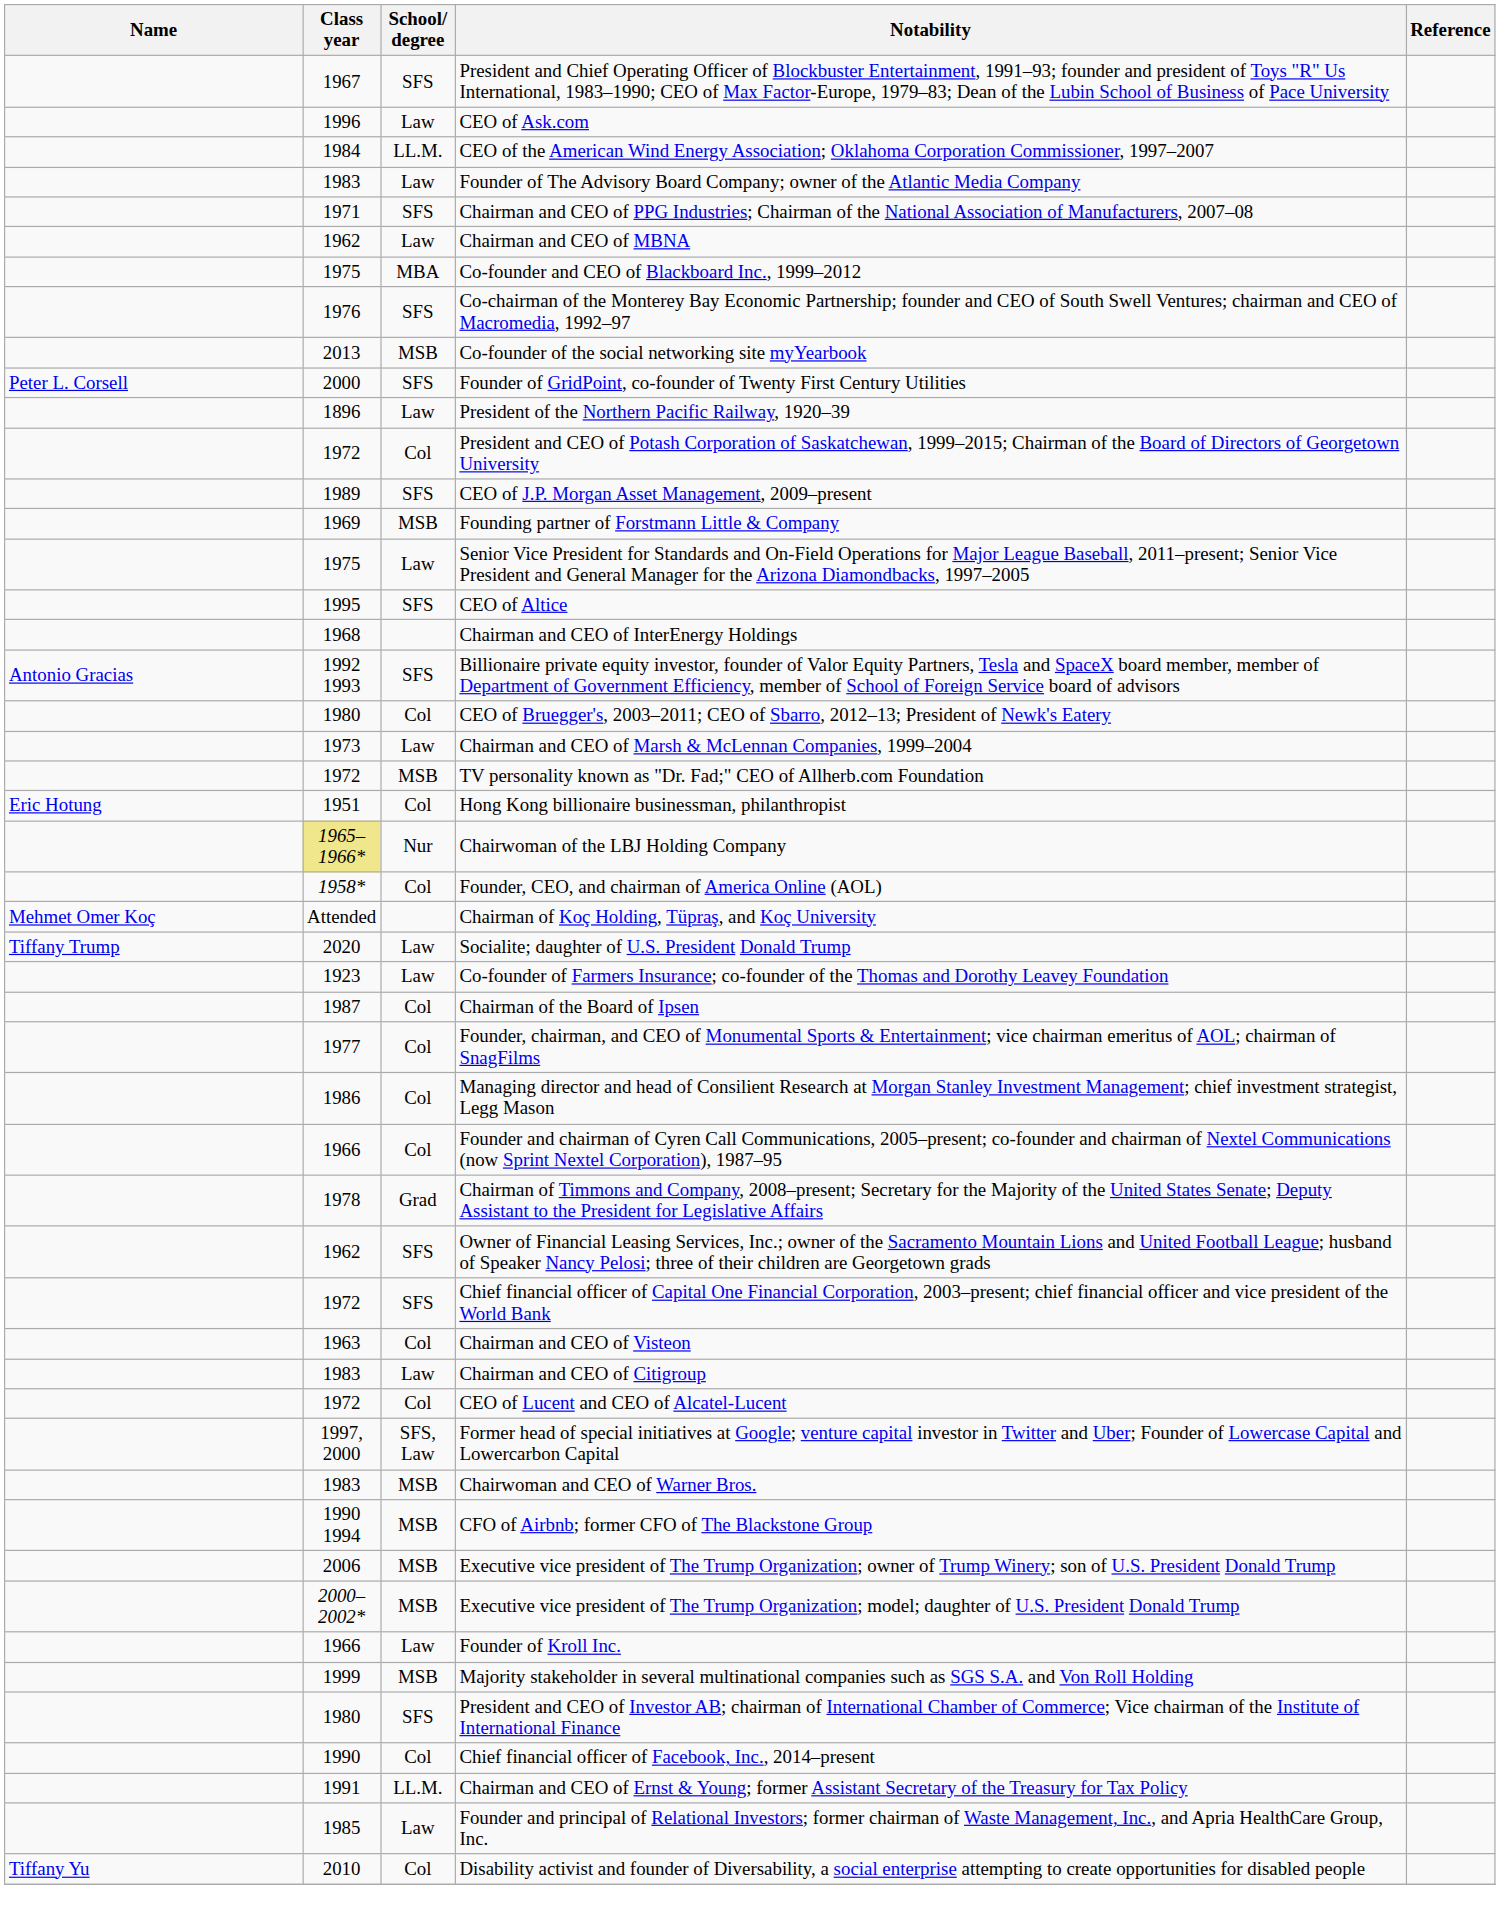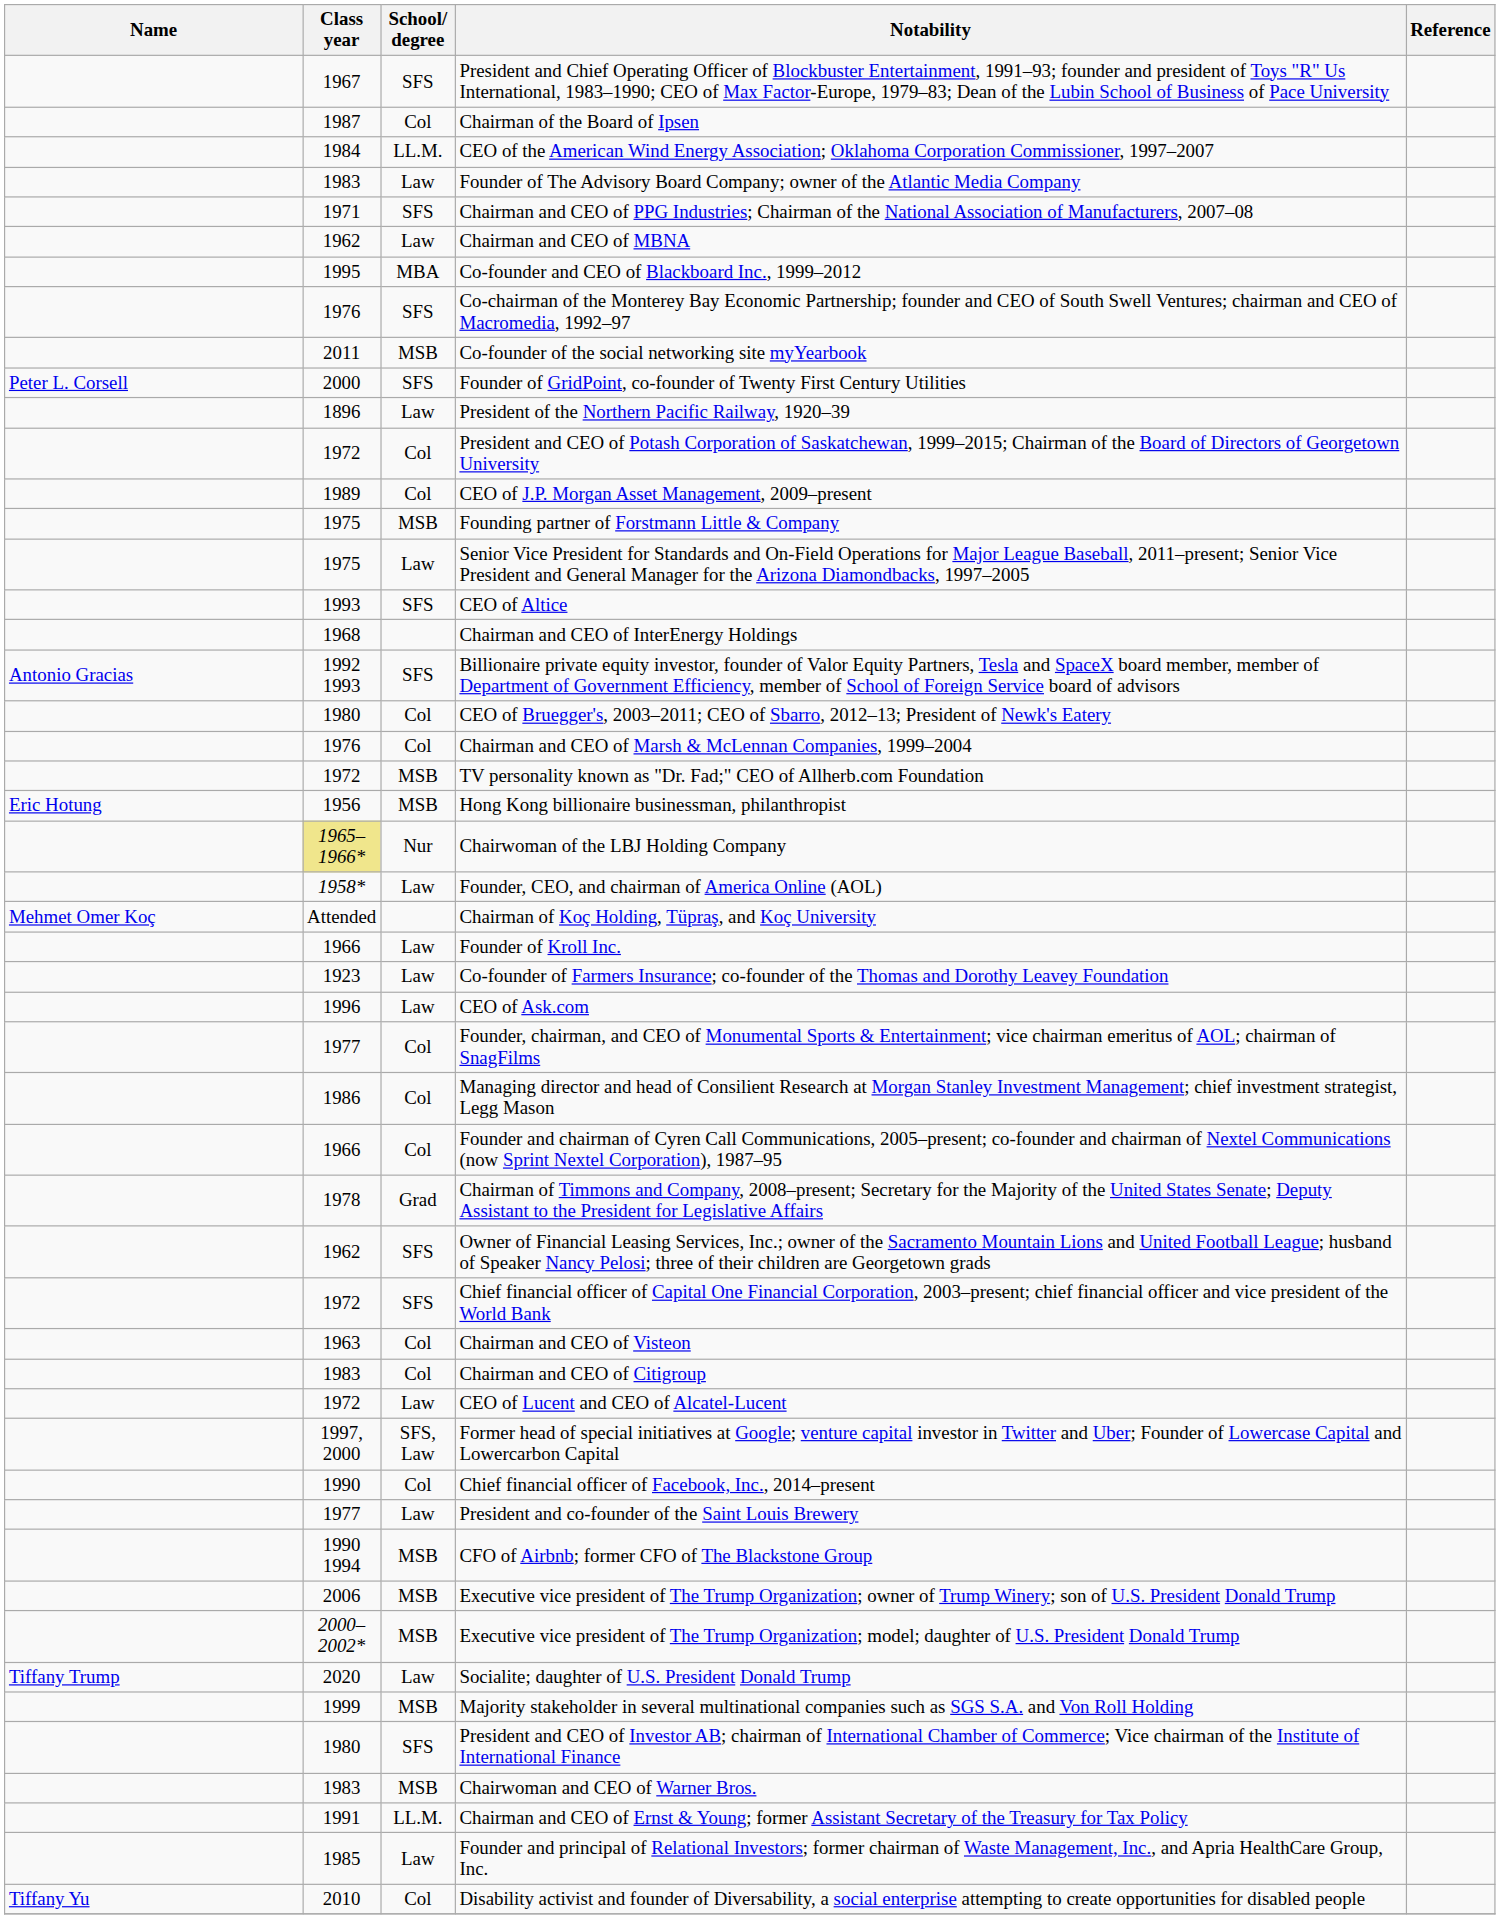rows swapped: (579, 1006) <-> (524, 121)
(342, 271) 1975 -> (342, 271) 1995
(342, 352) 2013 -> (342, 352) 2011
(418, 493) SFS -> (418, 493) Col
(342, 523) 1969 -> (342, 523) 1975
(342, 604) 1995 -> (342, 604) 1993
(342, 745) 1973 -> (342, 745) 1976
(418, 745) Law -> (418, 745) Col
(342, 805) 1951 -> (342, 805) 1956
(418, 805) Col -> (418, 805) MSB
(418, 886) Col -> (418, 886) Law
rows swapped: (540, 1646) <-> (655, 946)
(418, 1373) Law -> (418, 1373) Col
(418, 1403) Col -> (418, 1403) Law
rows swapped: (608, 1484) <-> (667, 1757)
+ row: (659, 1514)
